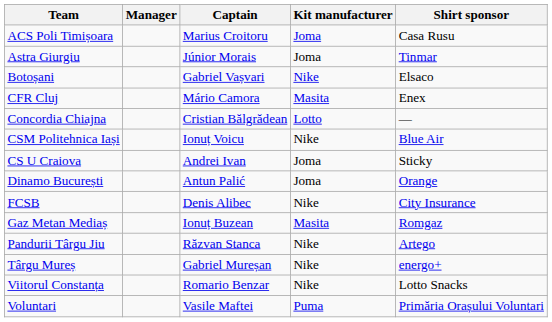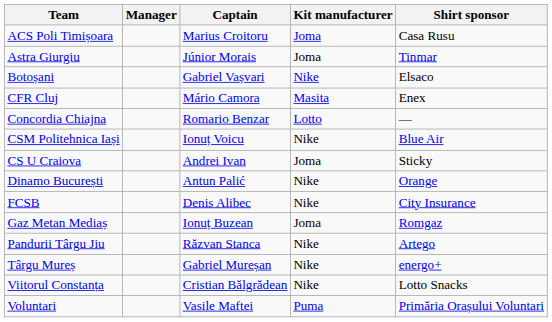(235, 118) Cristian Bălgrădean -> (226, 118) Romario Benzar
(307, 181) Joma -> (306, 181) Nike
(311, 222) Masita -> (307, 222) Joma
(226, 285) Romario Benzar -> (235, 285) Cristian Bălgrădean
